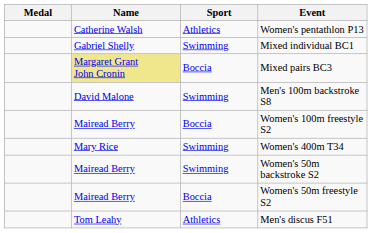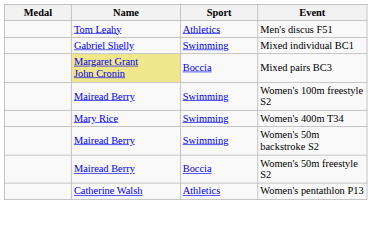rows swapped: (296, 219) <-> (312, 29)
- row: (310, 96)
(197, 124) Boccia -> (206, 96) Swimming
